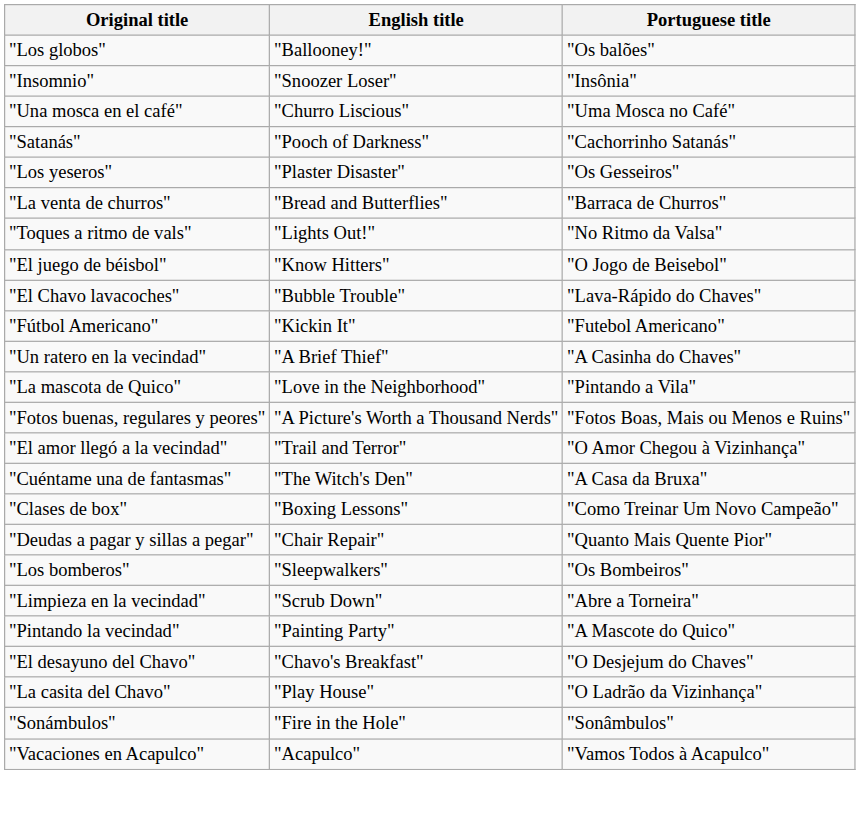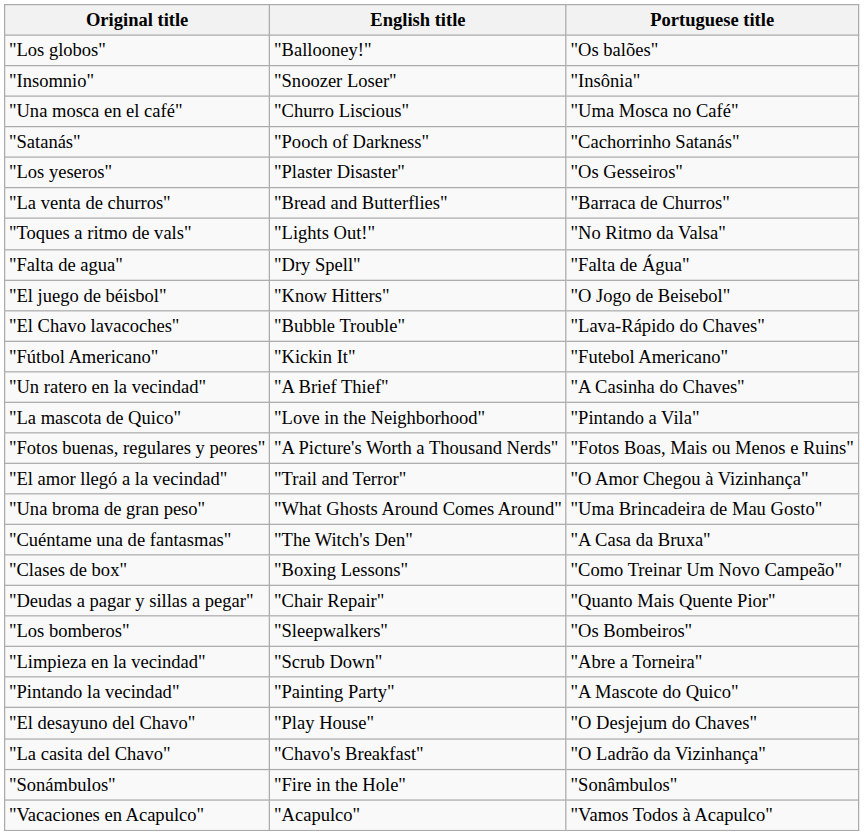+ row: (66, 264)
+ row: (107, 509)
(349, 662) "Chavo's Breakfast" -> (324, 723) "Play House"
(324, 692) "Play House" -> (349, 753) "Chavo's Breakfast"
